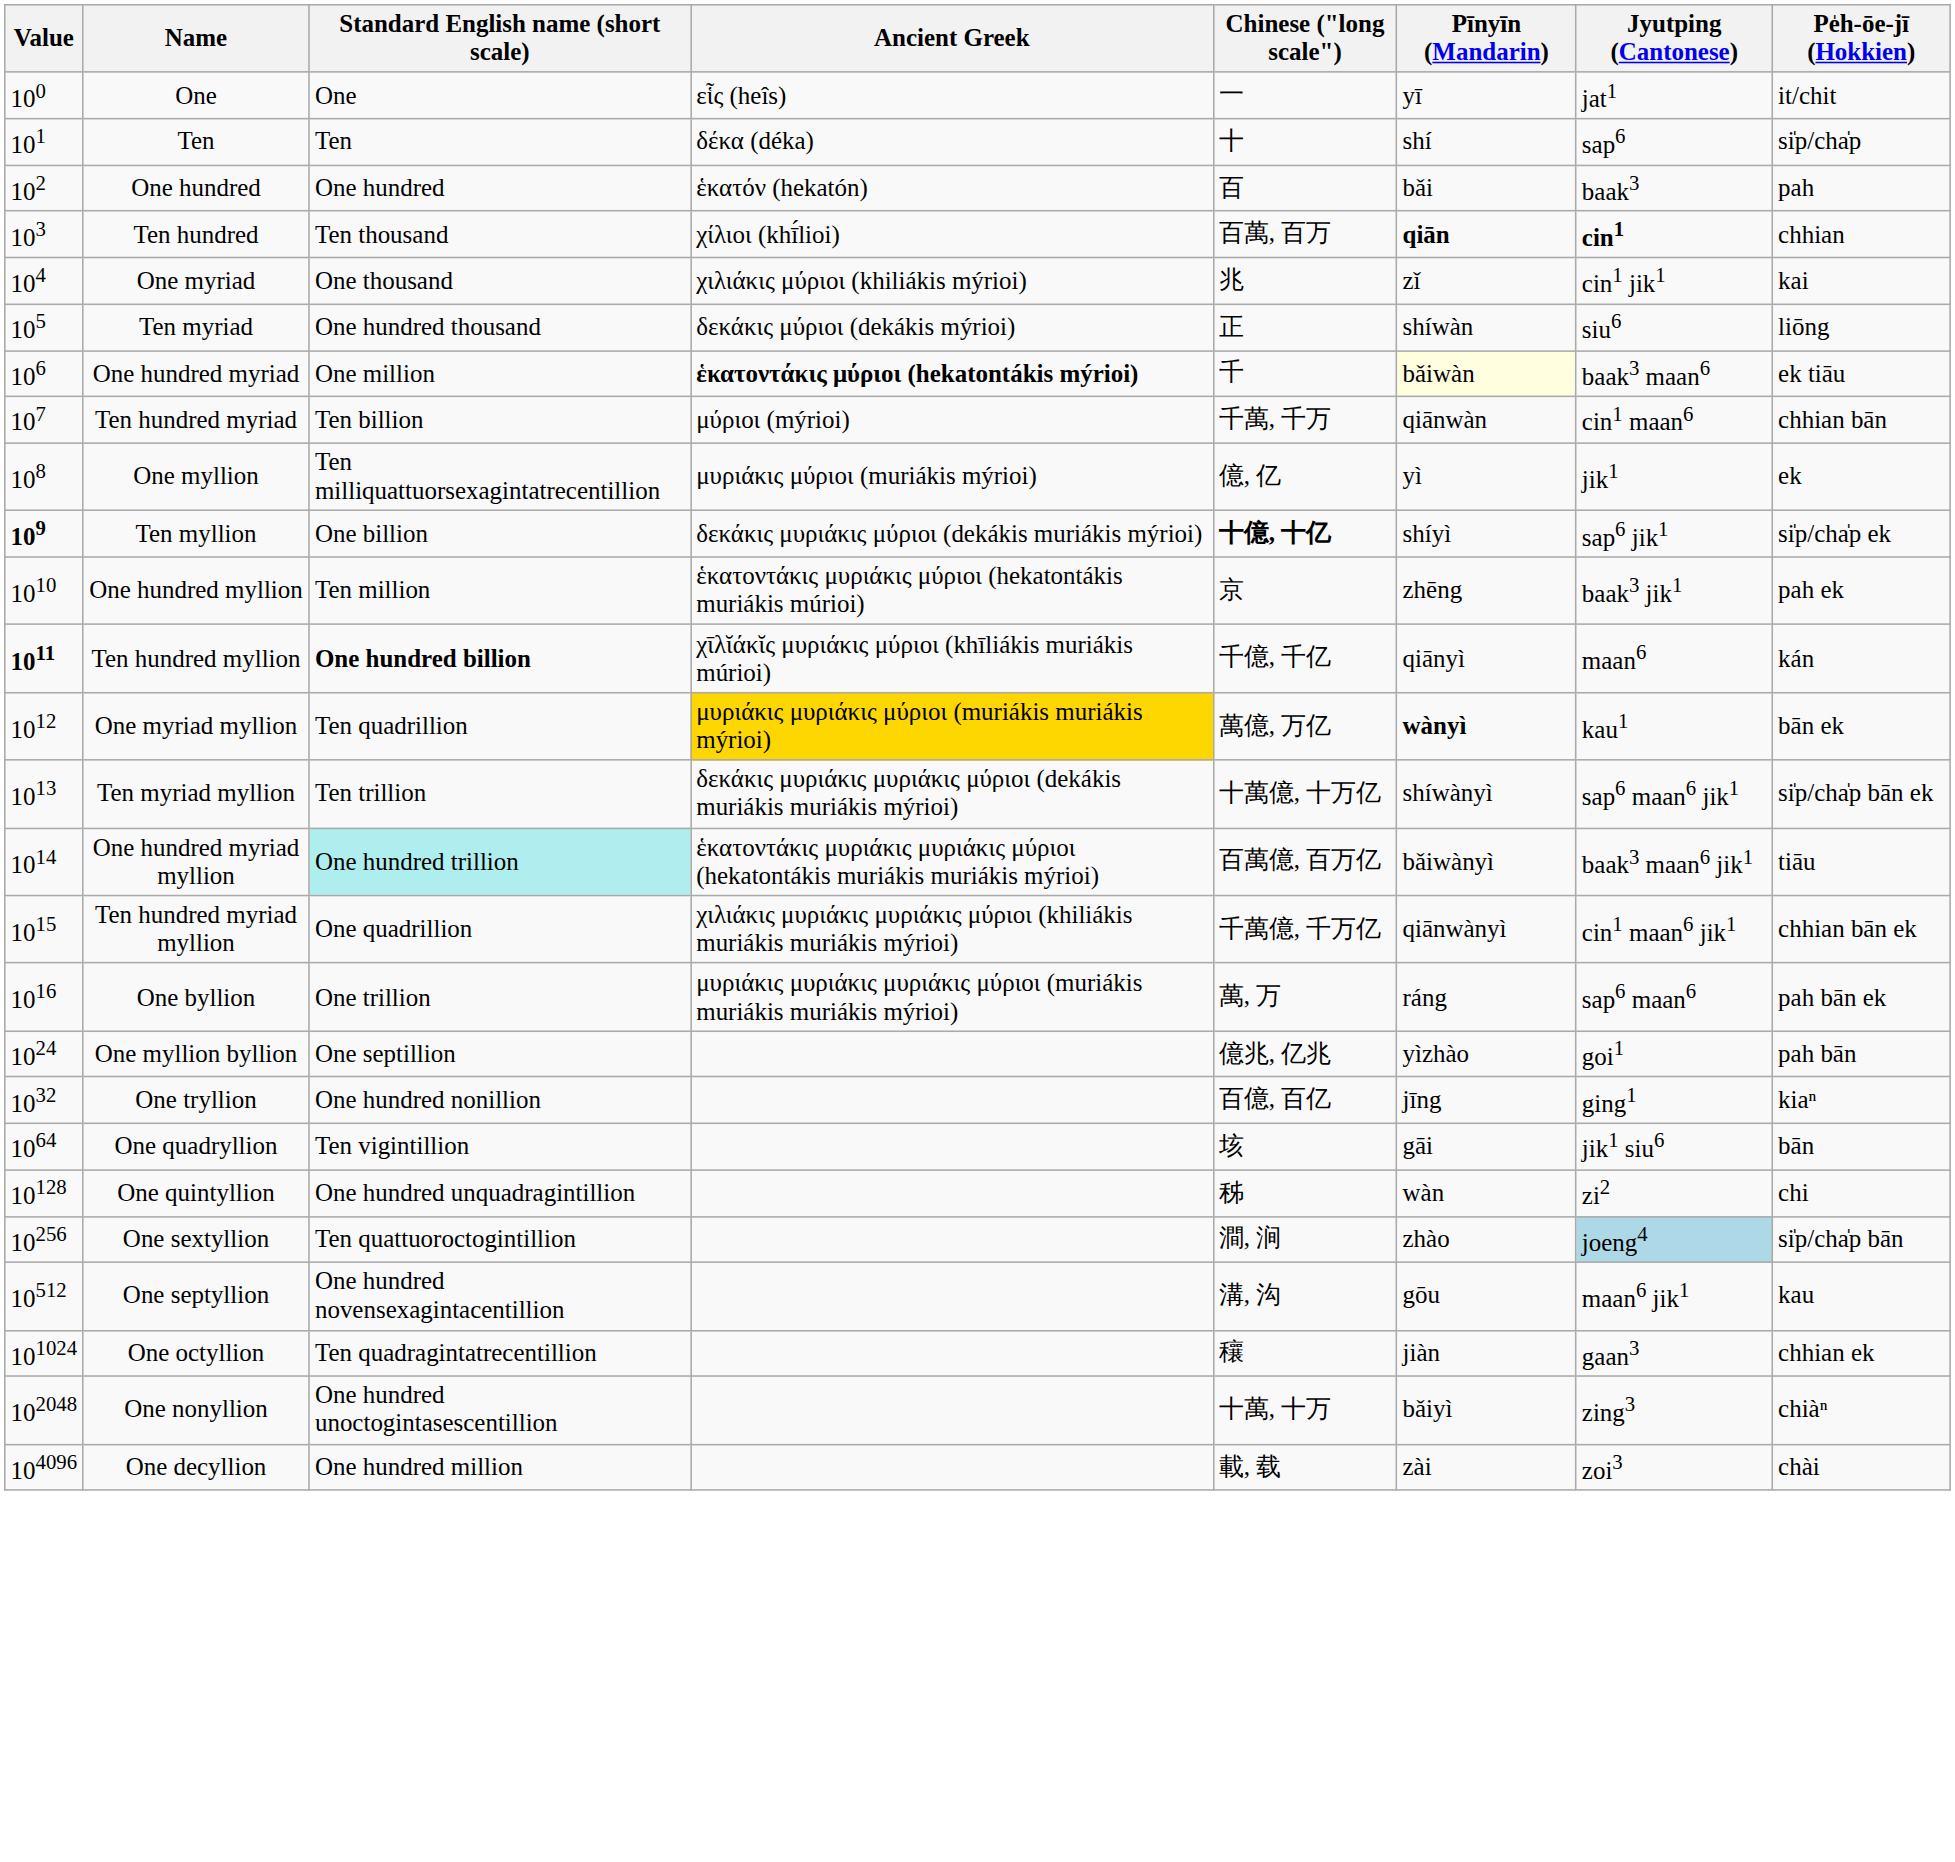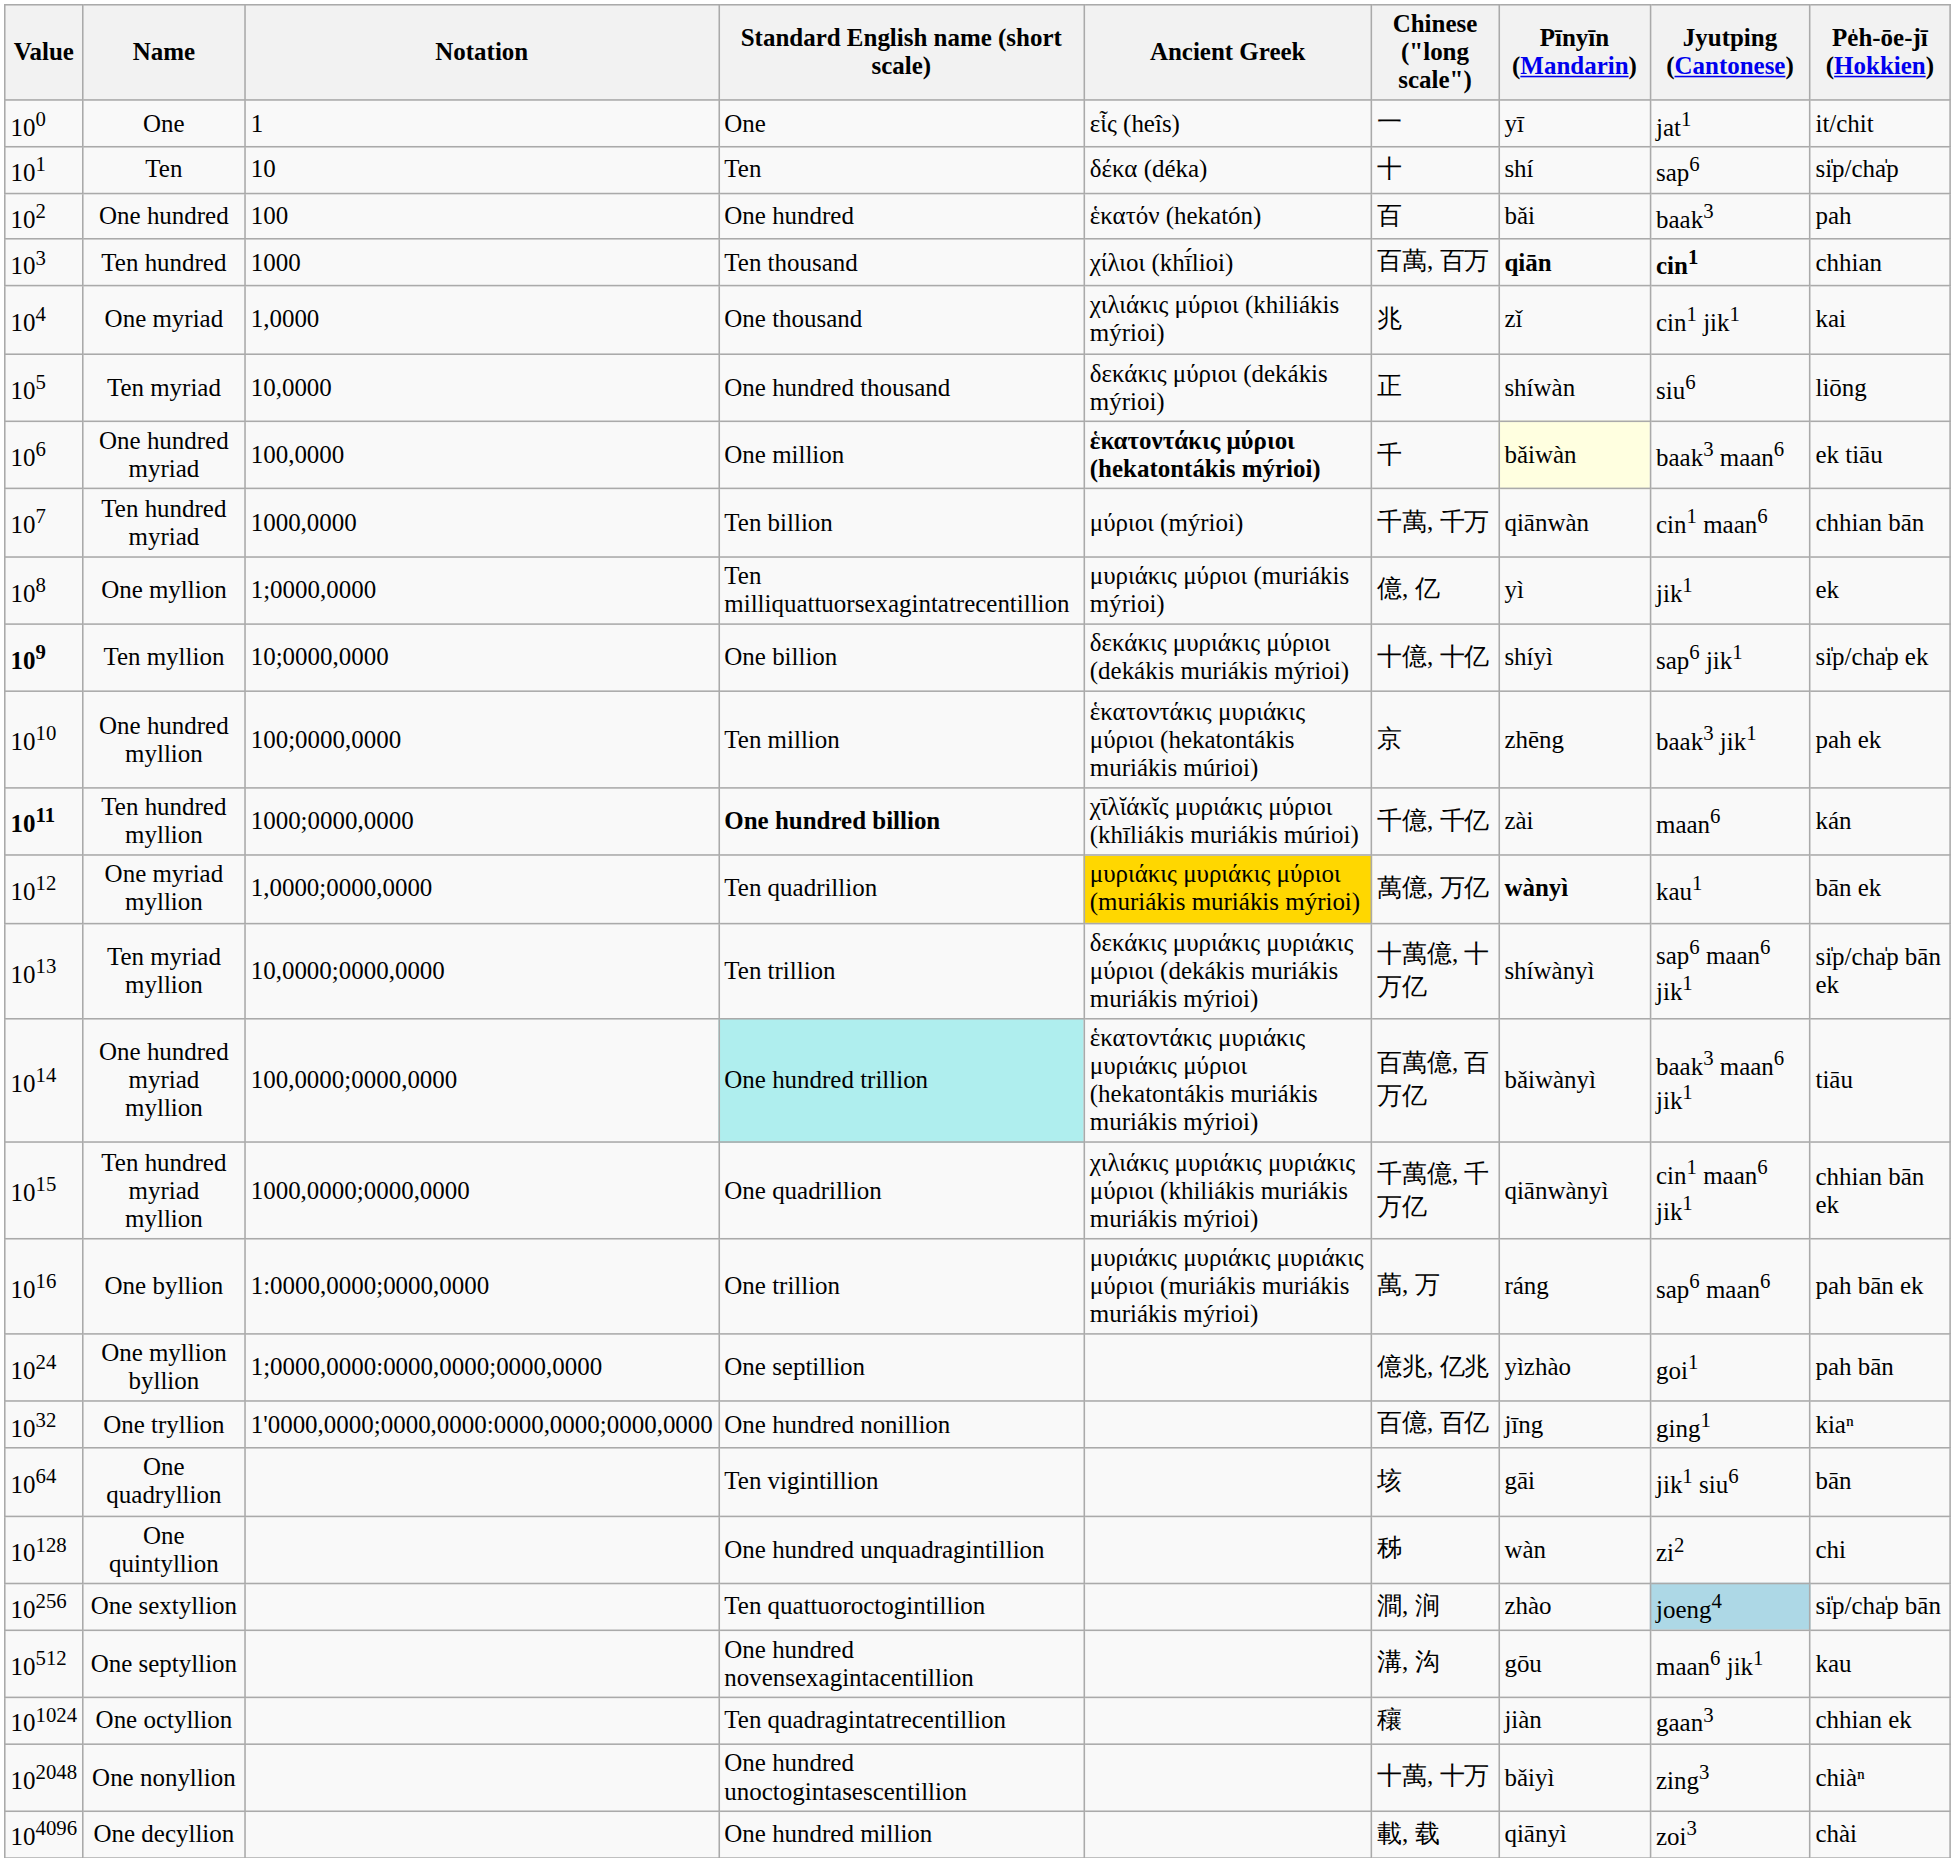+ column: (482, 52)
(1275, 532) bold -> (1433, 656) normal
(1434, 658) qiānyì -> (1519, 821) zài
(1417, 1467) zài -> (1536, 1834) qiānyì
